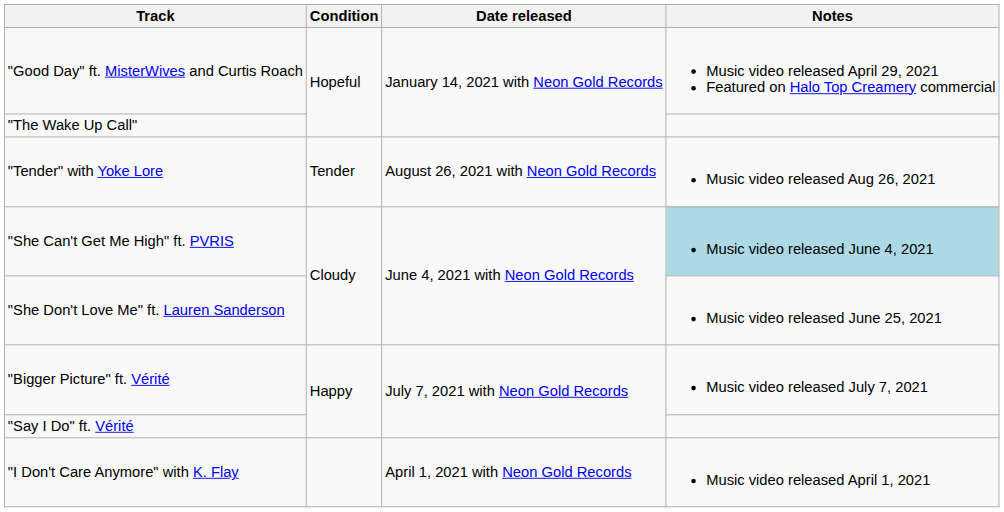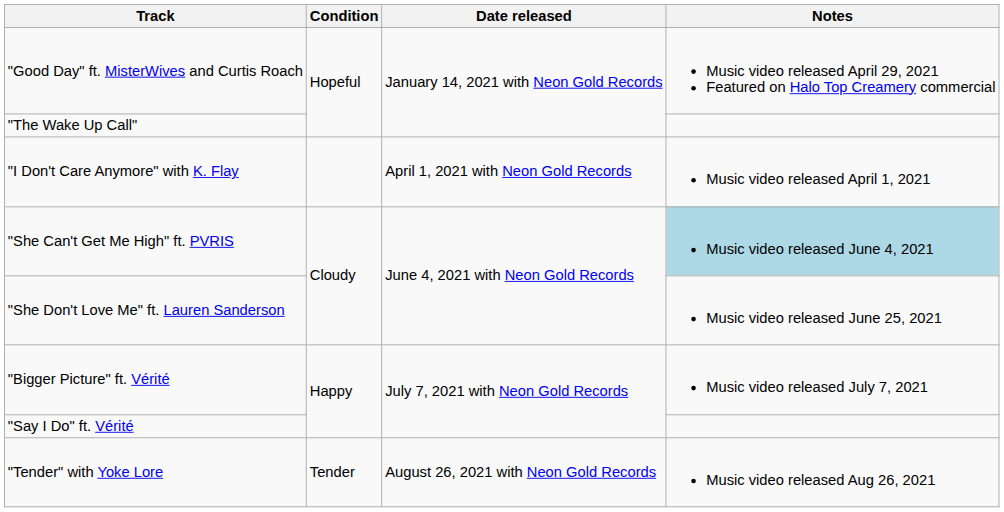rows swapped: (123, 472) <-> (86, 171)
